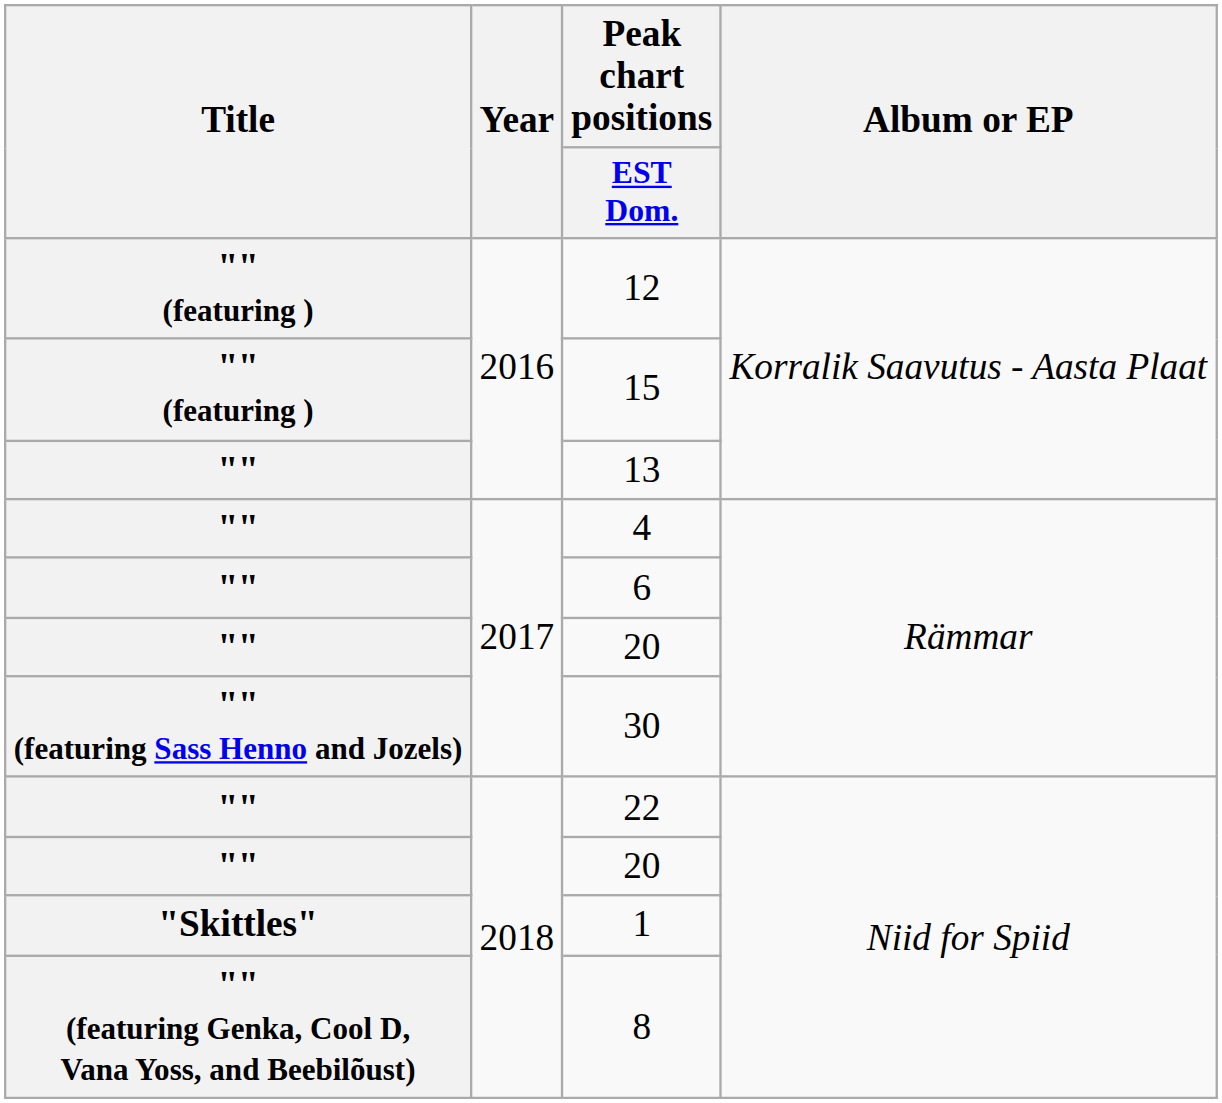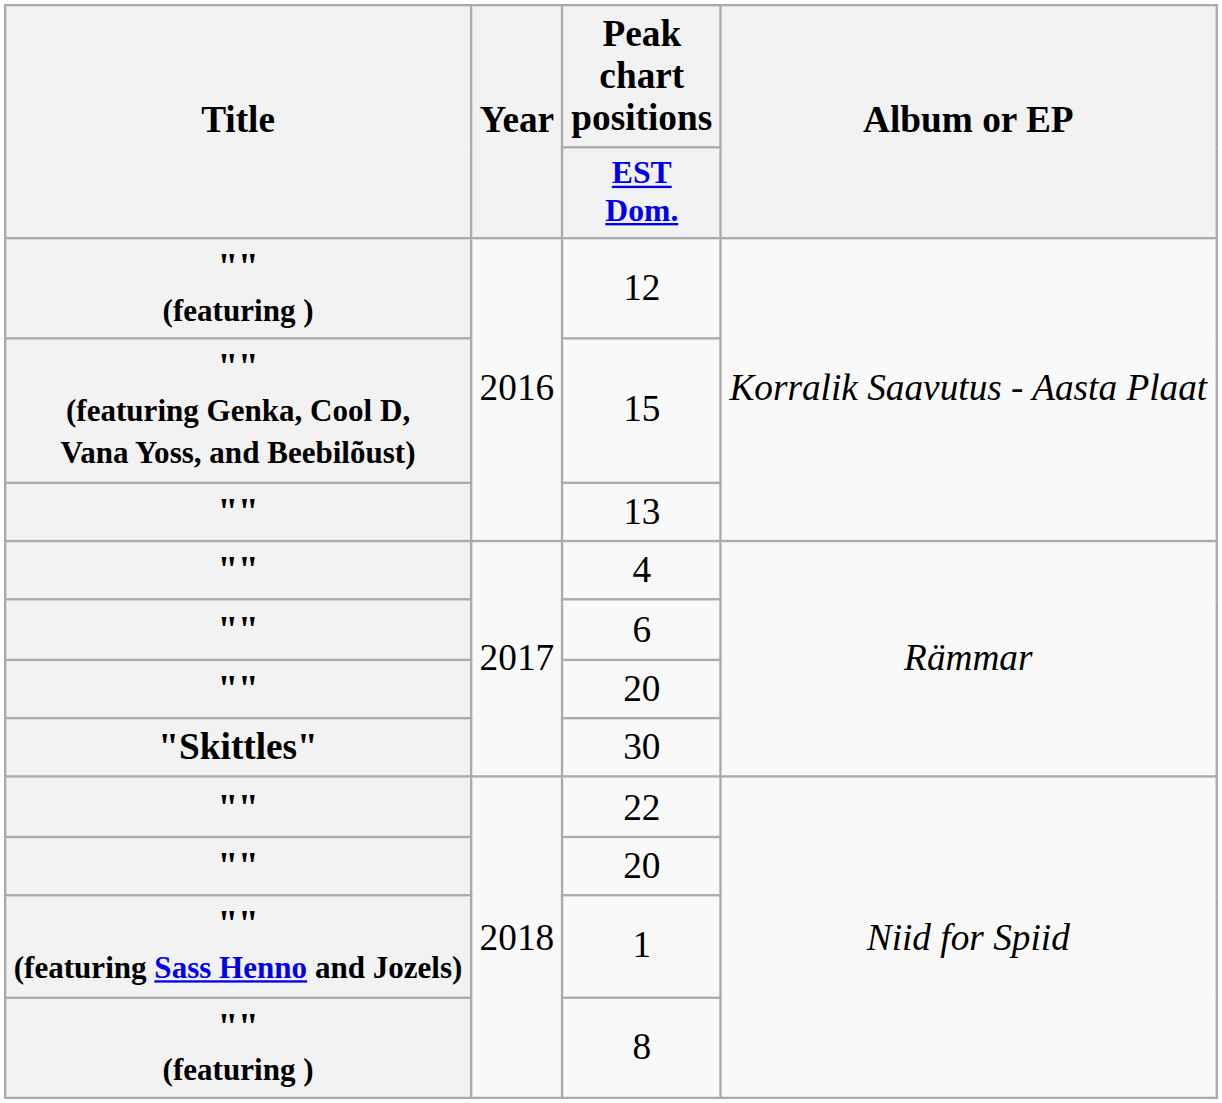(238, 388) "" (featuring ) -> (238, 409) "" (featuring Genka, Cool D, Vana Yoss, and Beebilõust)
(238, 726) "" (featuring Sass Henno and Jozels) -> (238, 747) "Skittles"
(238, 924) "Skittles" -> (238, 945) "" (featuring Sass Henno and Jozels)
(238, 1025) "" (featuring Genka, Cool D, Vana Yoss, and Beebilõust) -> (238, 1046) "" (featuring )
